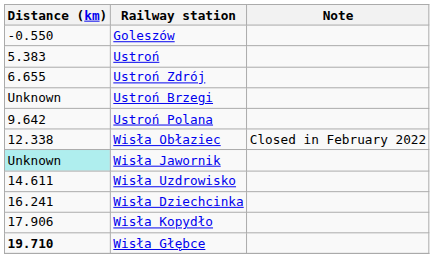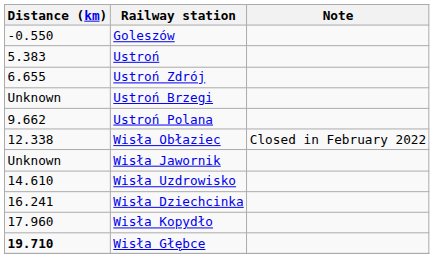(27, 119) 9.642 -> (27, 119) 9.662
(34, 160) paleturquoise background -> (34, 160) no background
(31, 181) 14.611 -> (31, 181) 14.610
(31, 223) 17.906 -> (31, 223) 17.960
